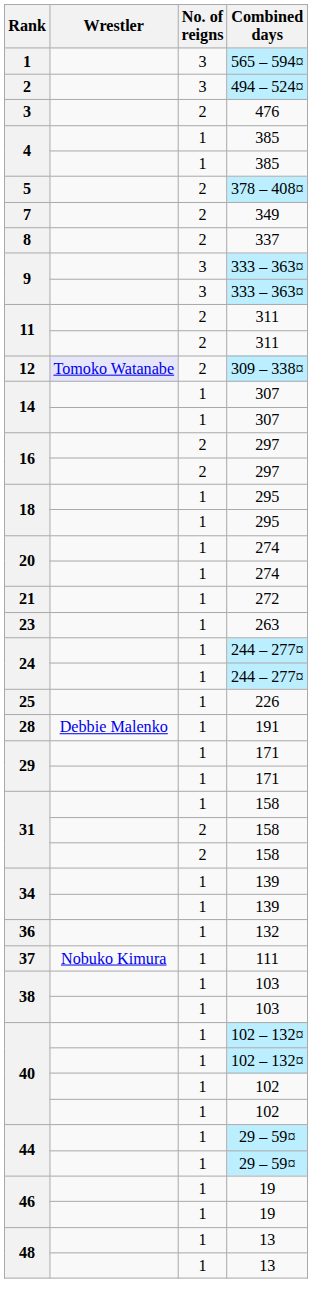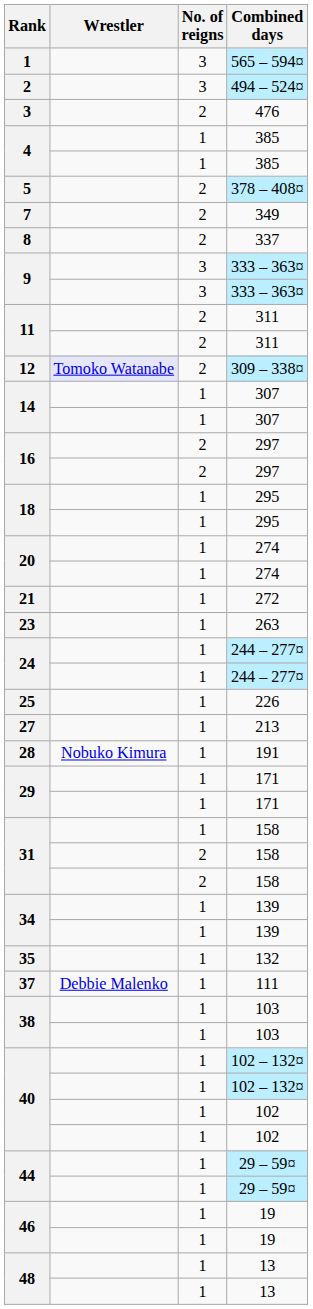+ row: (202, 727)
(114, 727) Debbie Malenko -> (114, 753) Nobuko Kimura
(27, 932) 36 -> (27, 958) 35
(114, 958) Nobuko Kimura -> (114, 983) Debbie Malenko
